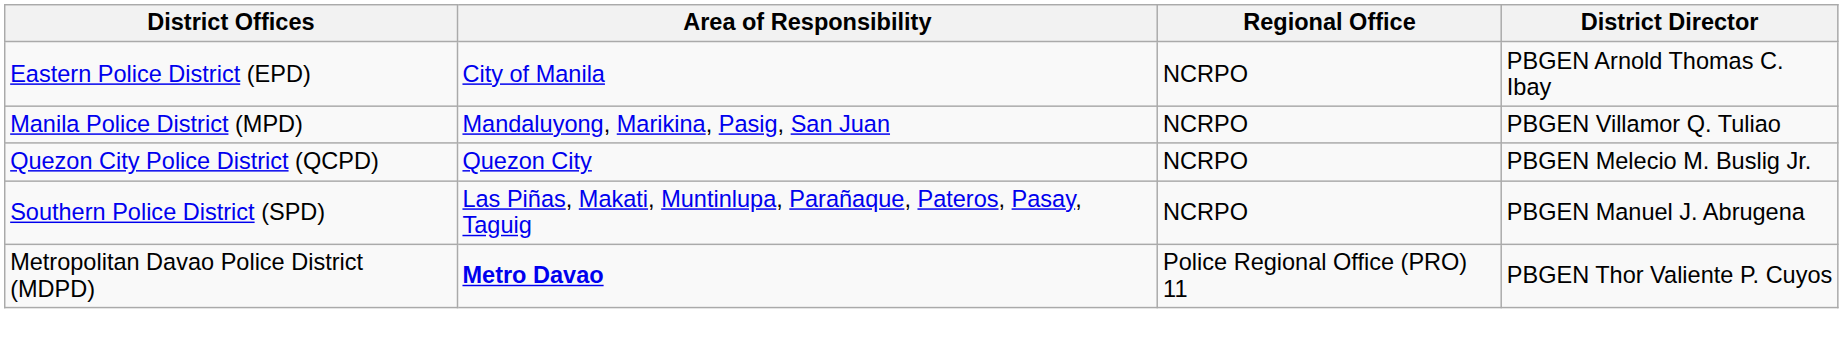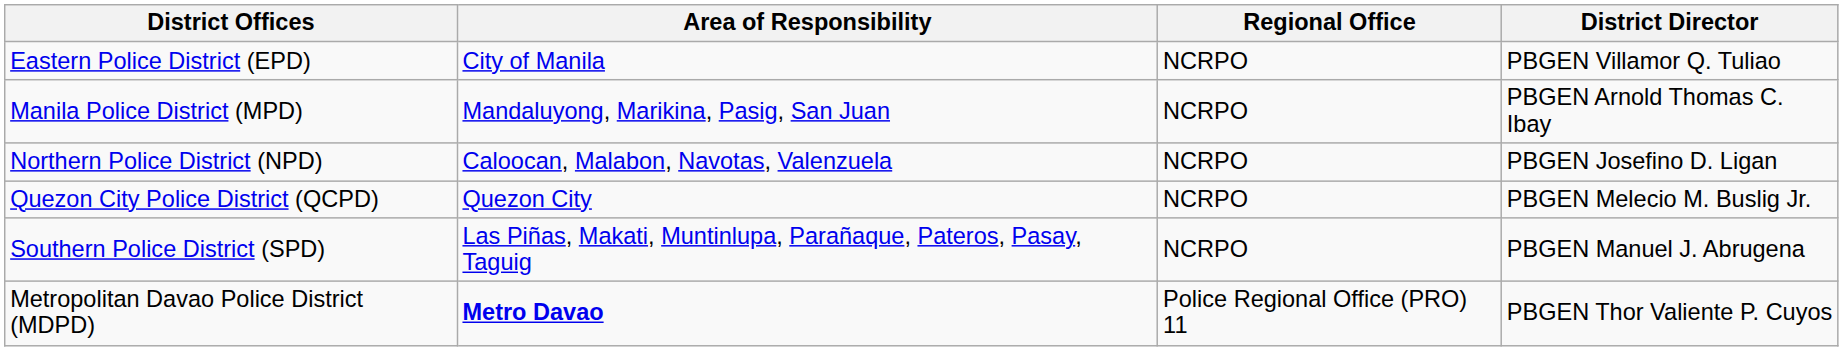(1645, 73) PBGEN Arnold Thomas C. Ibay -> (1644, 60) PBGEN Villamor Q. Tuliao
(1644, 124) PBGEN Villamor Q. Tuliao -> (1645, 110) PBGEN Arnold Thomas C. Ibay
+ row: (166, 161)
